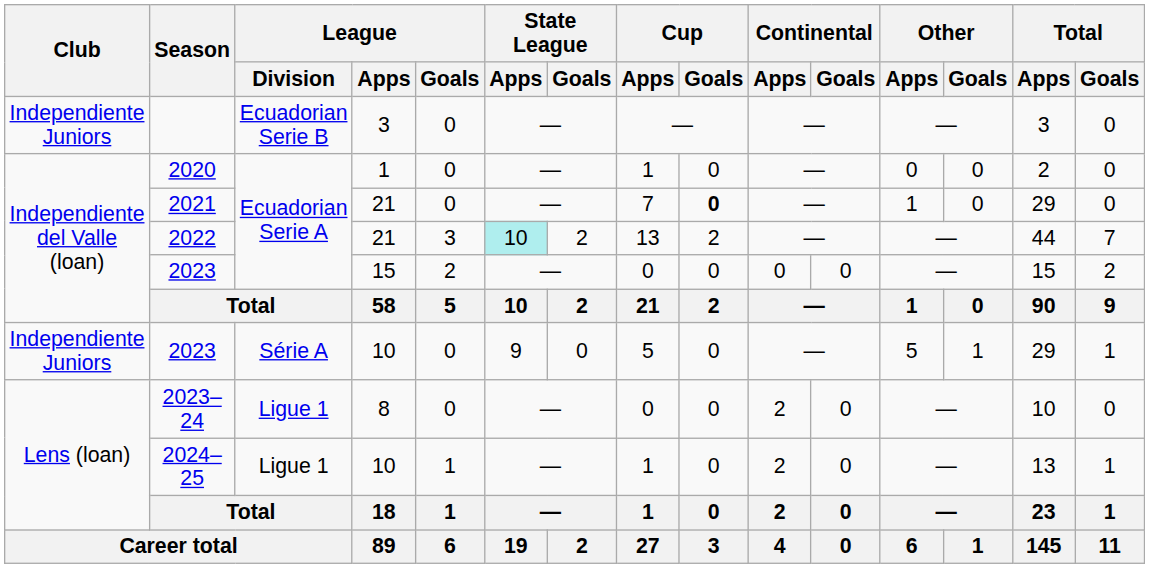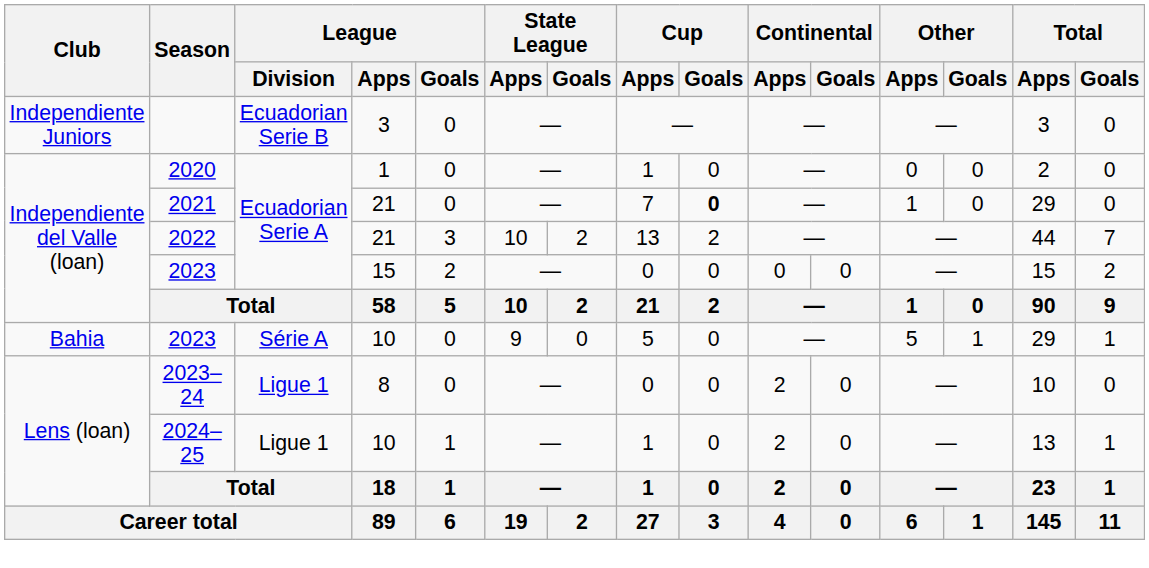(516, 237) paleturquoise background -> (516, 237) no background
(77, 351) Independiente Juniors -> (77, 339) Bahia
